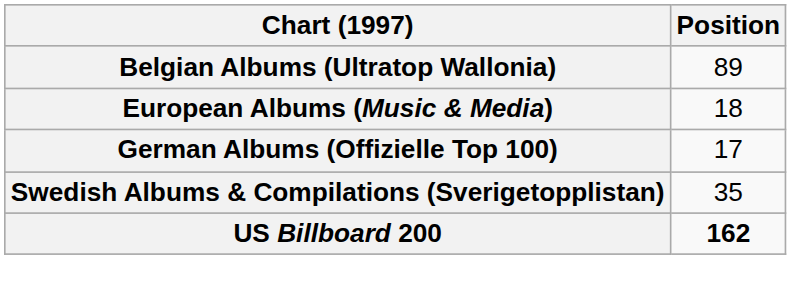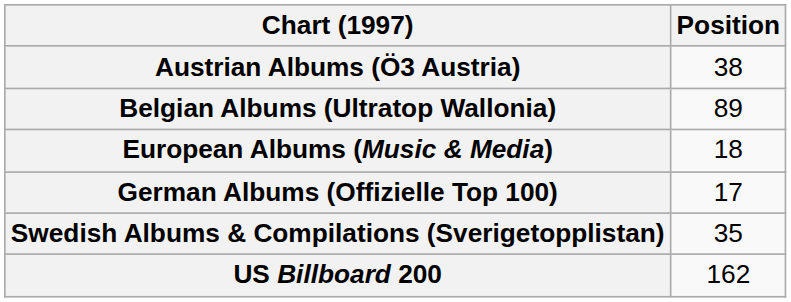+ row: (338, 66)
(728, 233) bold -> (728, 274) normal
